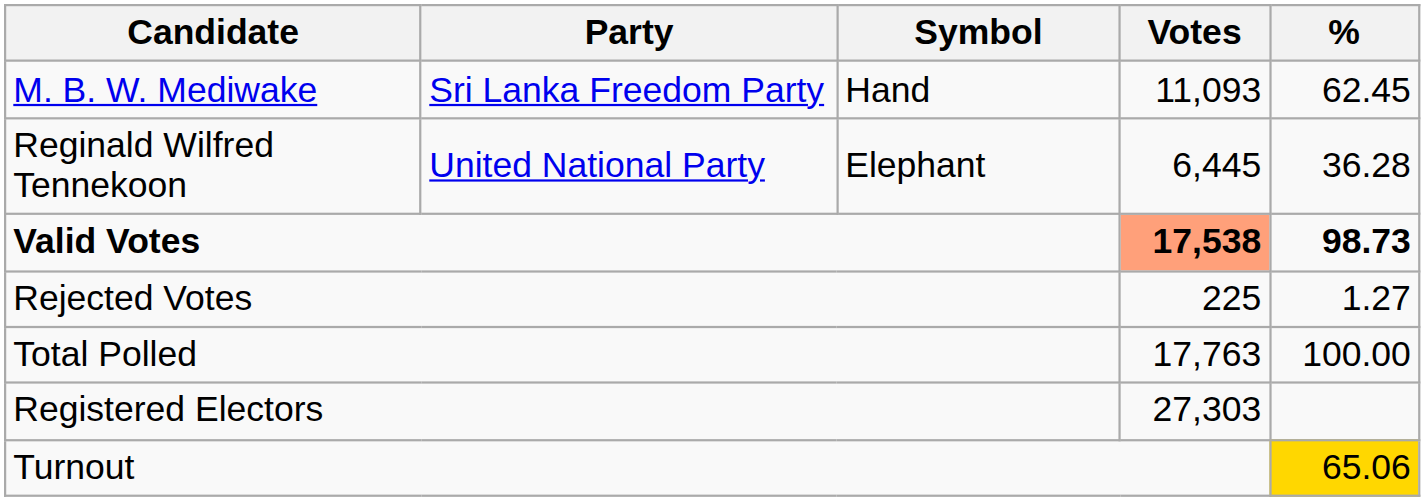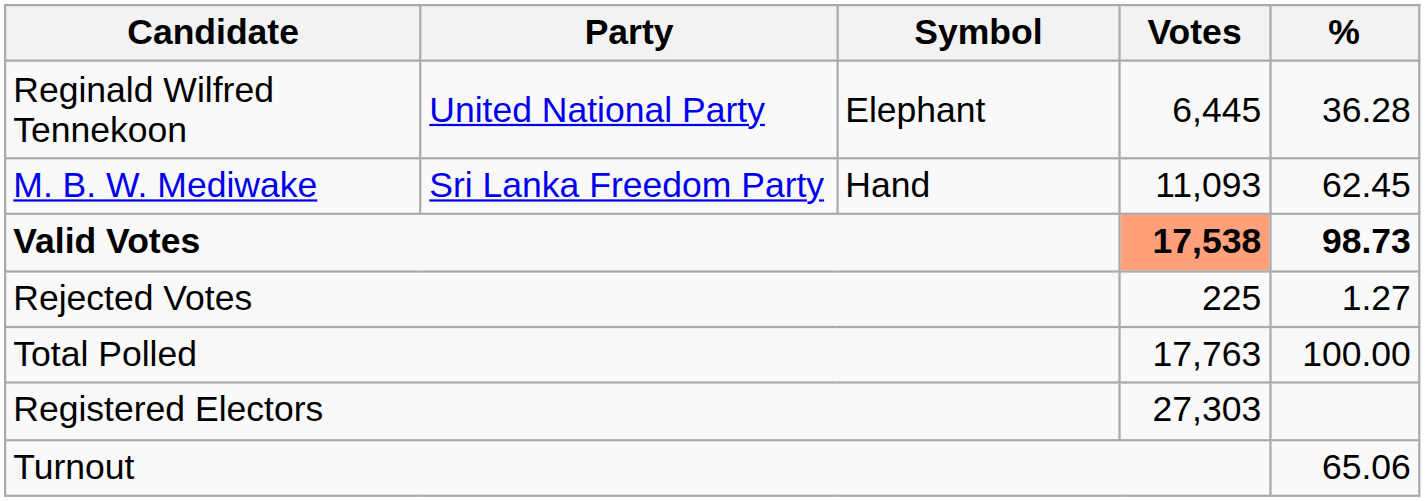rows swapped: (165, 88) <-> (144, 165)
(1366, 466) gold background -> (1366, 466) no background
